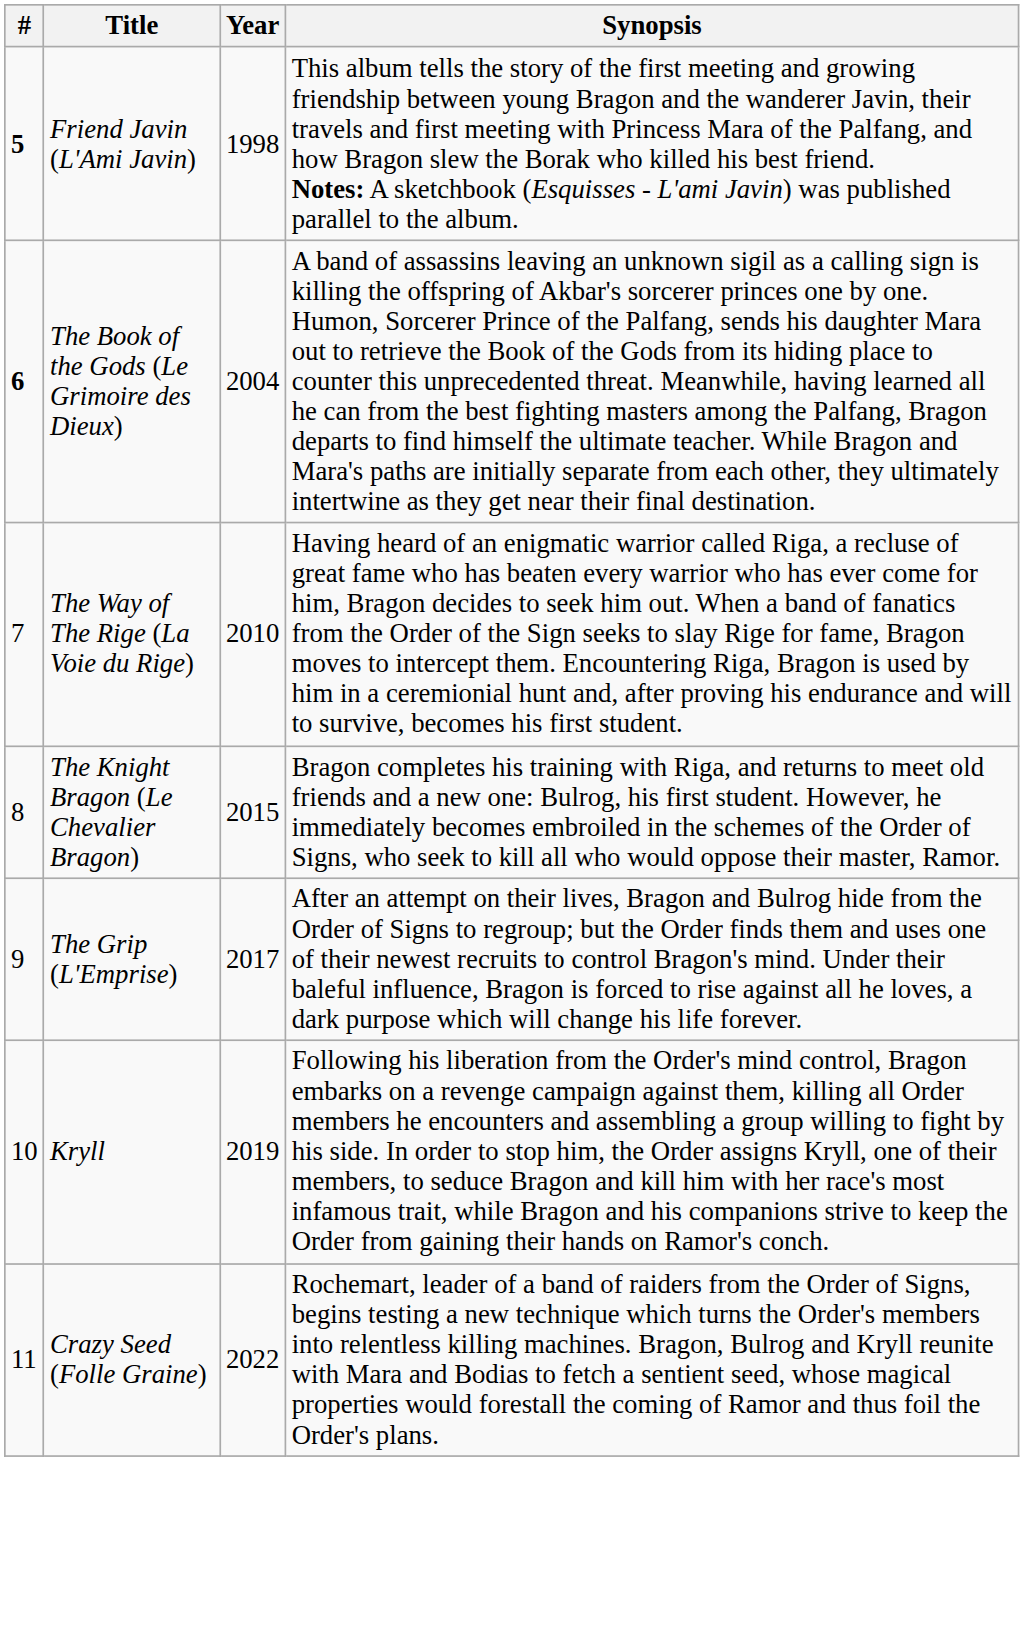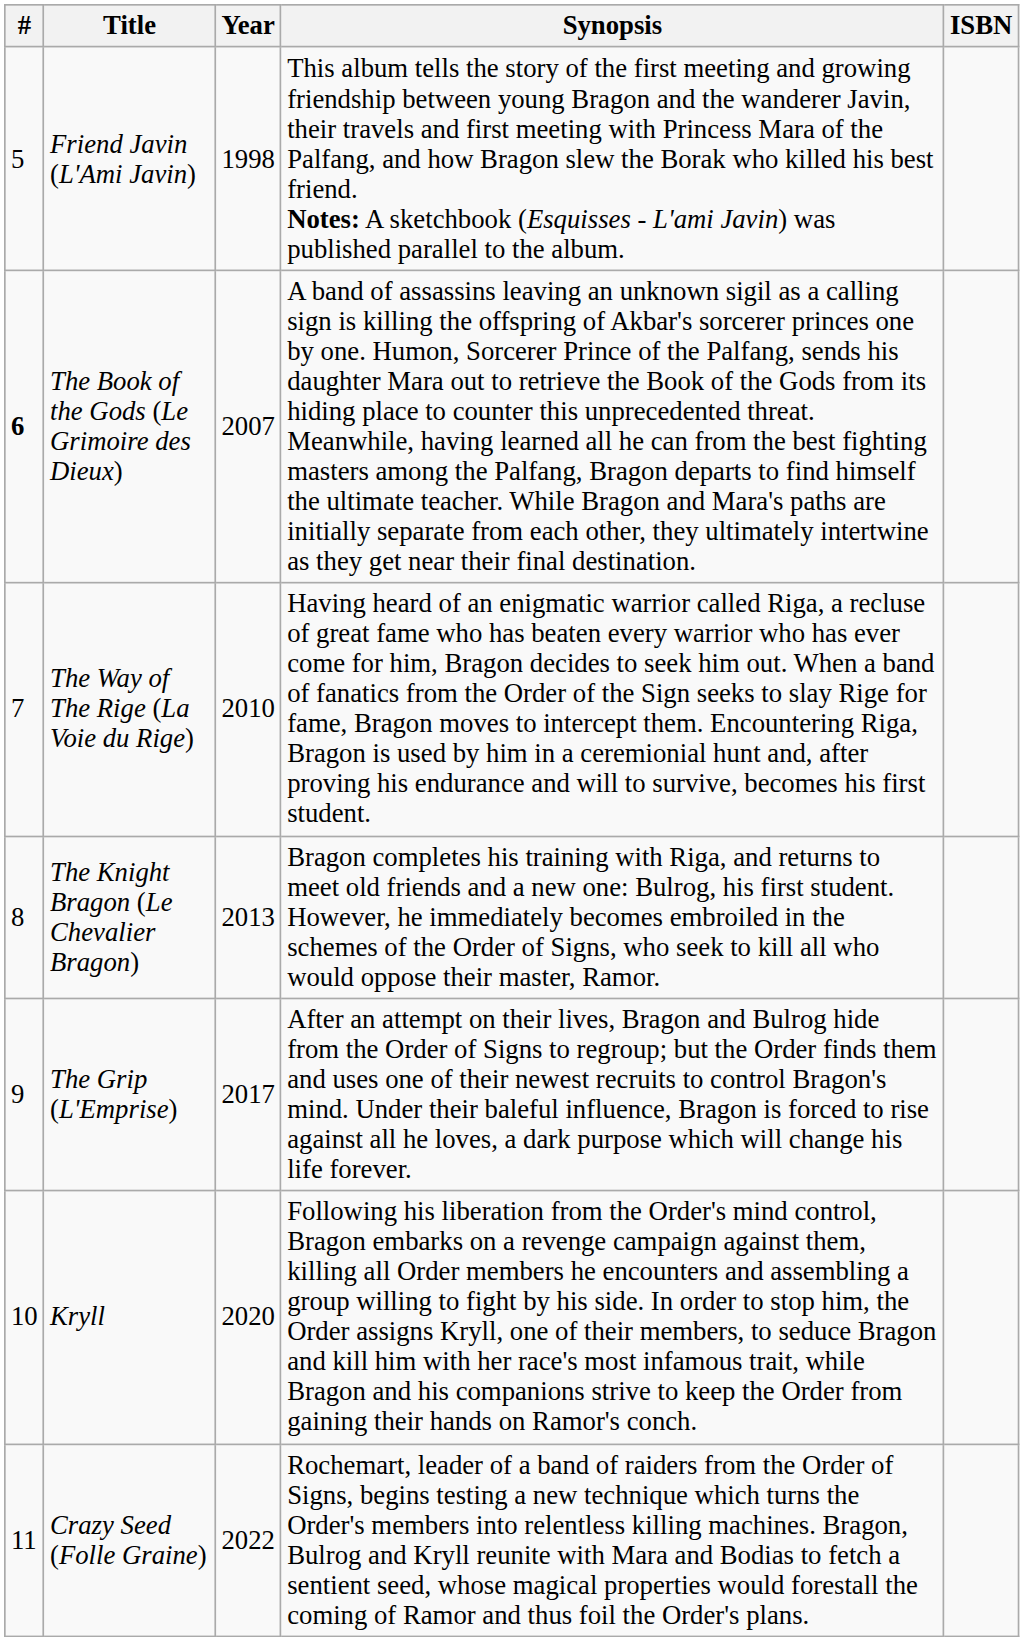+ column: (981, 25)
(18, 143) bold -> (18, 158) normal
(253, 380) 2004 -> (248, 426) 2007
(253, 811) 2015 -> (248, 916) 2013
(253, 1151) 2019 -> (248, 1317) 2020
